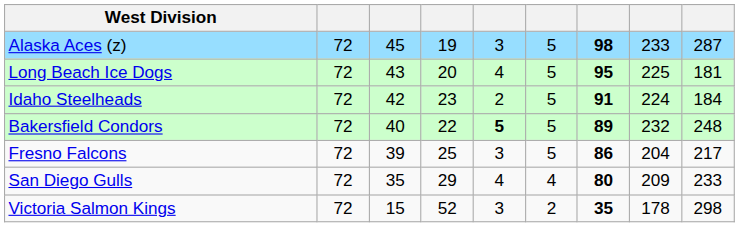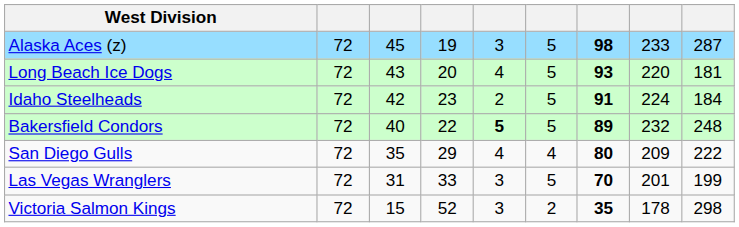(604, 72) 95 -> (604, 72) 93
(656, 72) 225 -> (656, 72) 220
- row: (67, 153)
(708, 180) 233 -> (708, 153) 222
+ row: (90, 180)
